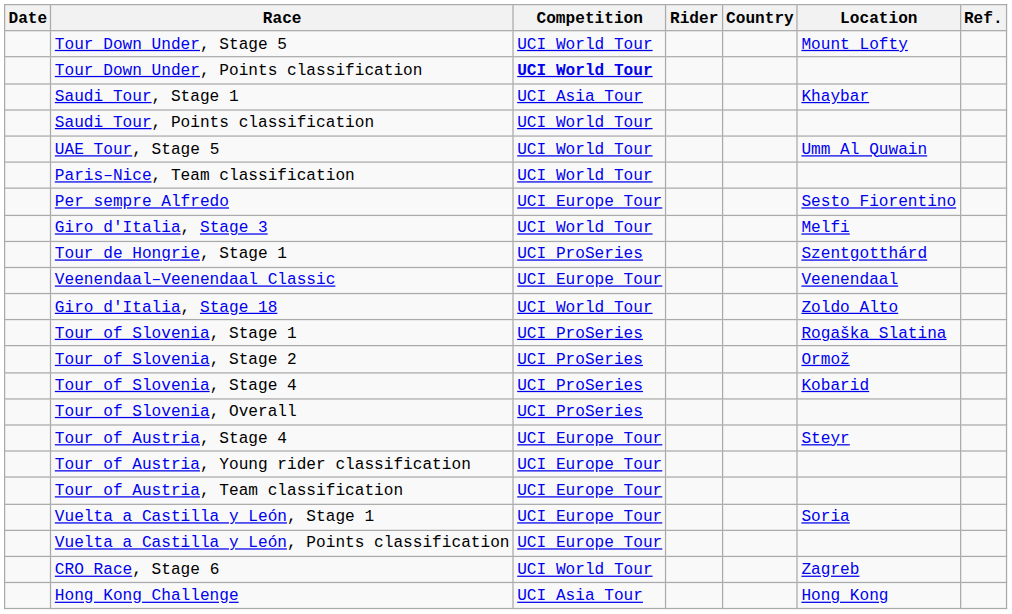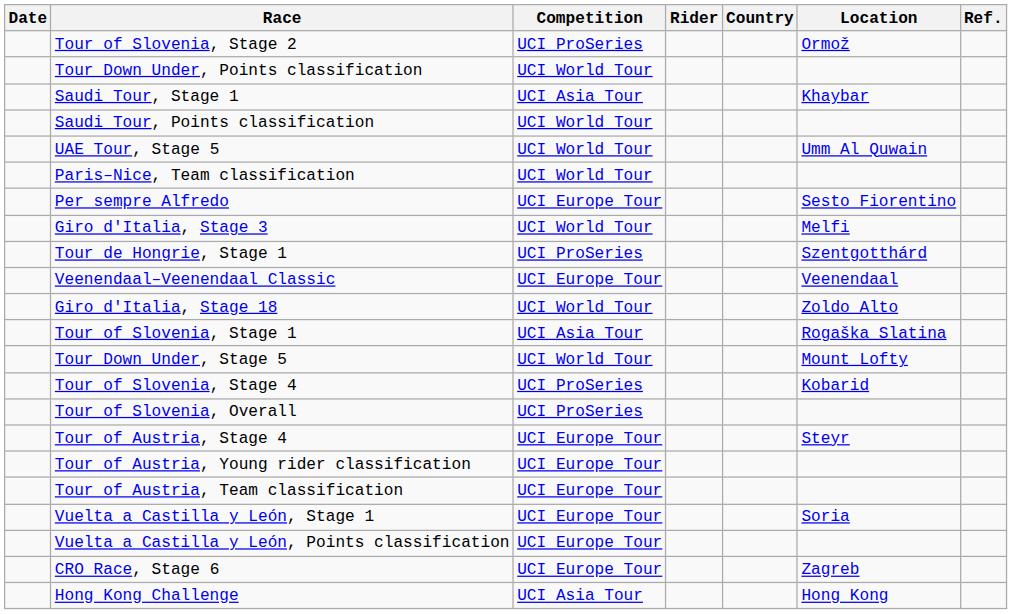rows swapped: (171, 44) <-> (176, 359)
(585, 70) bold -> (585, 70) normal
(580, 333) UCI ProSeries -> (580, 333) UCI Asia Tour
(585, 569) UCI World Tour -> (590, 569) UCI Europe Tour
